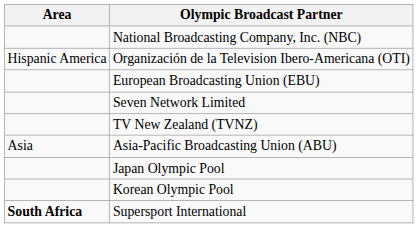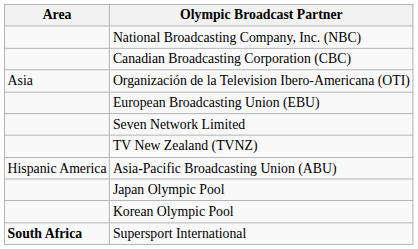+ row: (232, 59)
(57, 59) Hispanic America -> (20, 80) Asia
(20, 146) Asia -> (57, 168) Hispanic America
